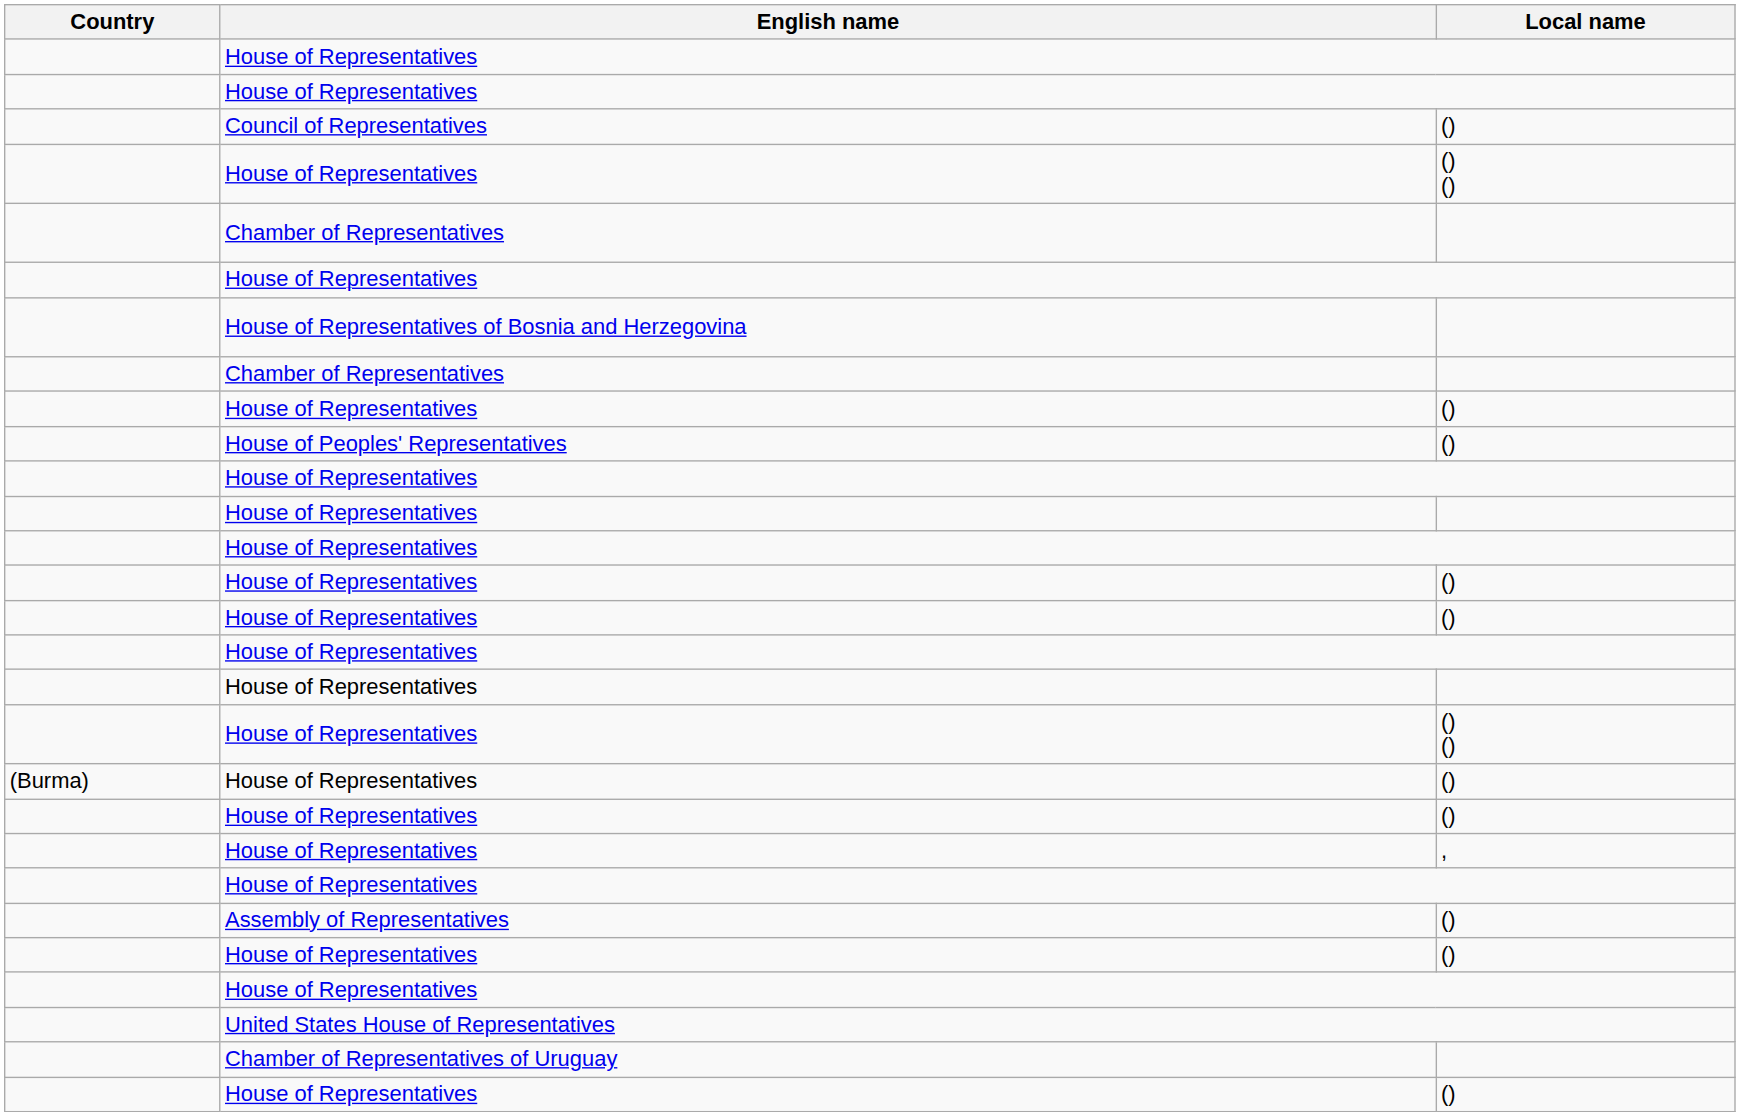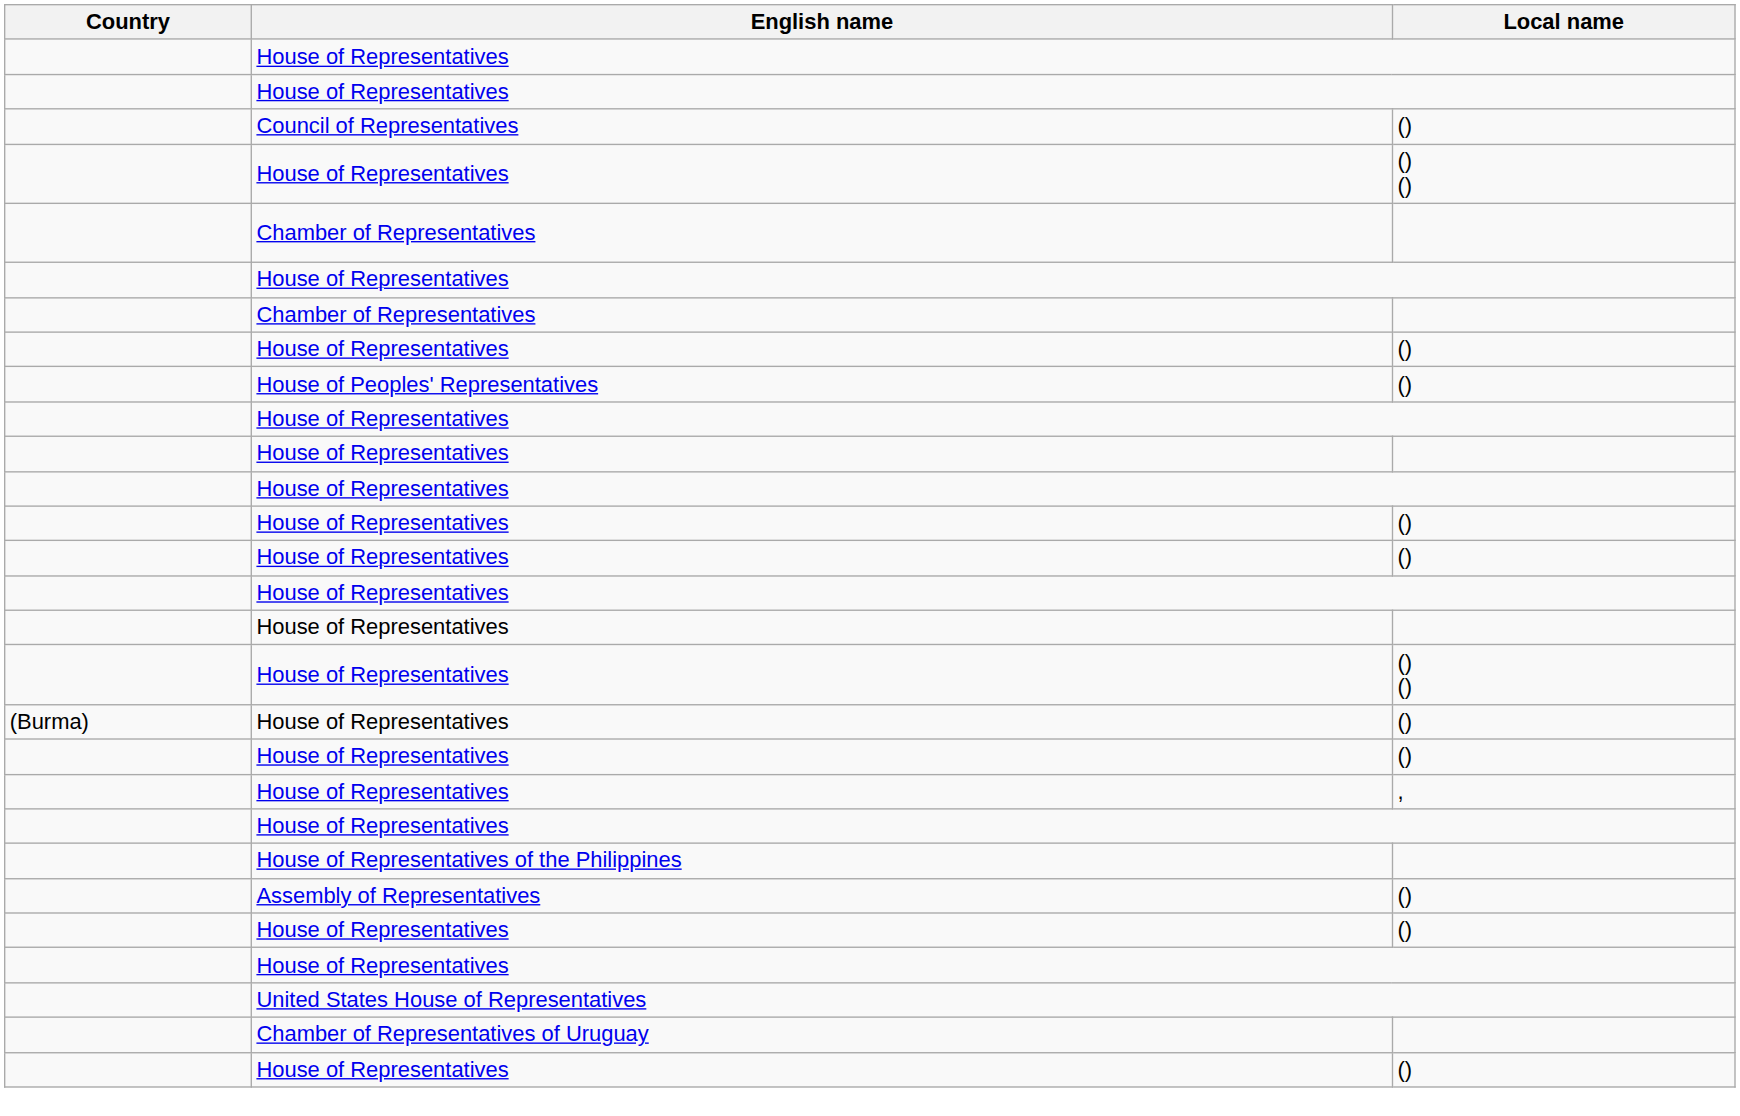- row: (486, 326)
+ row: (469, 860)
